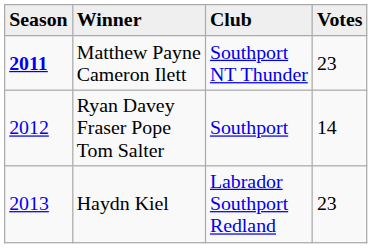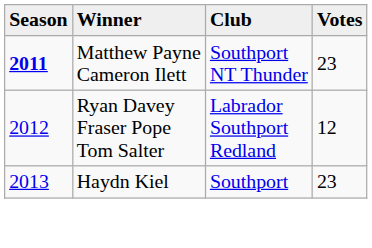(249, 127) Southport -> (249, 127) Labrador Southport Redland
(327, 127) 14 -> (327, 127) 12
(249, 203) Labrador Southport Redland -> (249, 181) Southport
